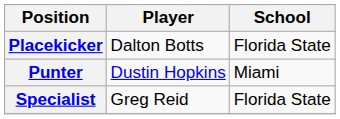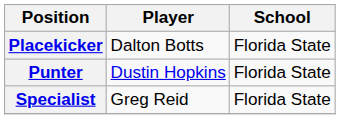(256, 72) Miami -> (282, 72) Florida State
